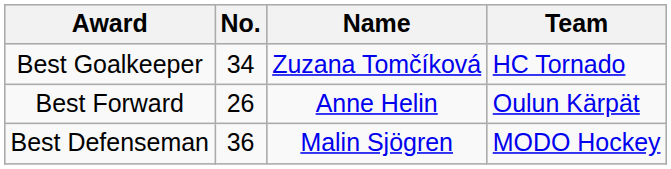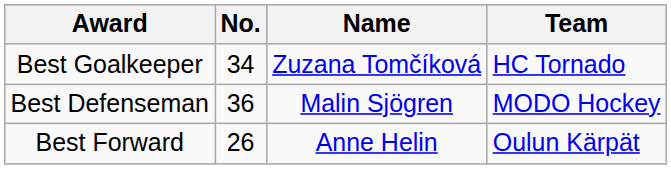rows swapped: (110, 143) <-> (110, 103)
